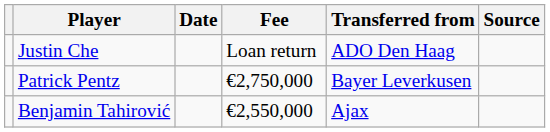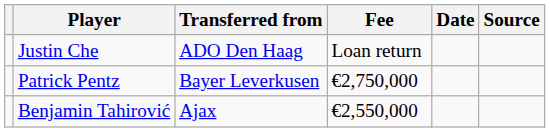columns swapped: (403, 19) <-> (198, 19)
